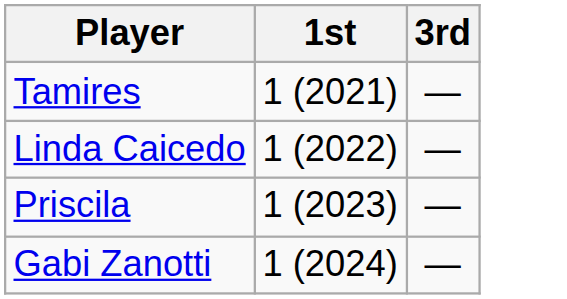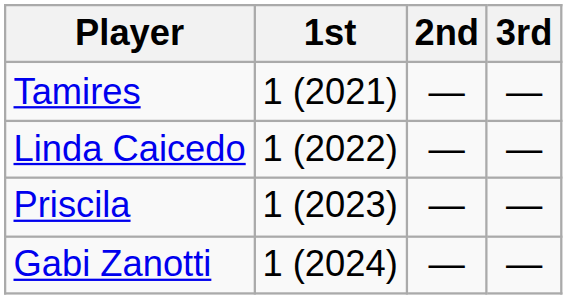+ column: (447, 33)
